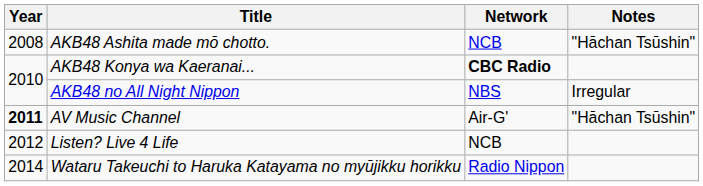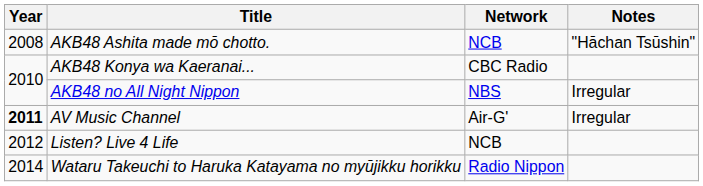(510, 67) bold -> (508, 67) normal
(633, 117) "Hāchan Tsūshin" -> (601, 117) Irregular
